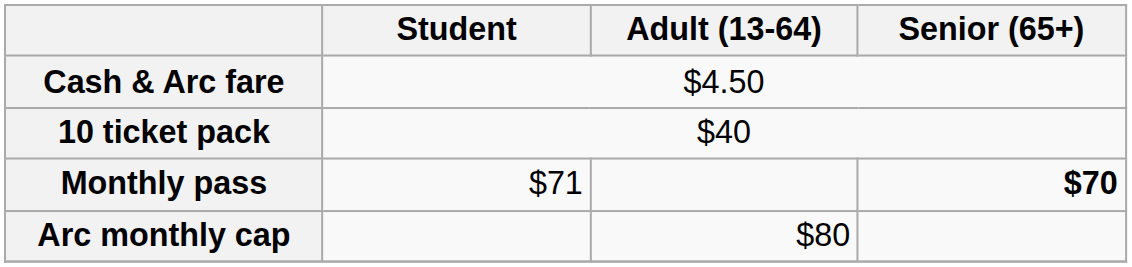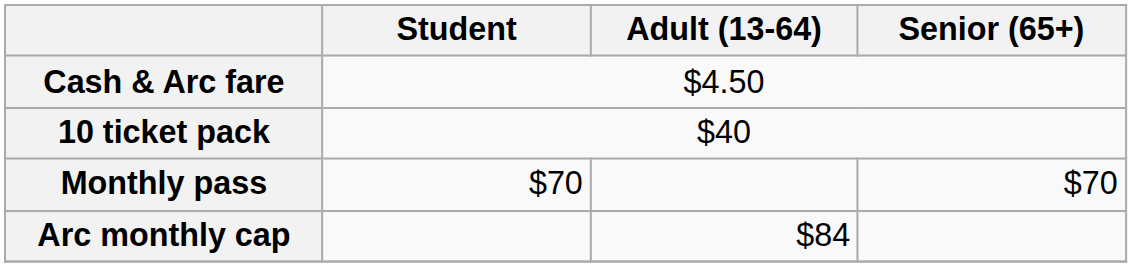(556, 183) $71 -> (556, 183) $70
(1091, 183) bold -> (1091, 183) normal
(823, 235) $80 -> (823, 235) $84
